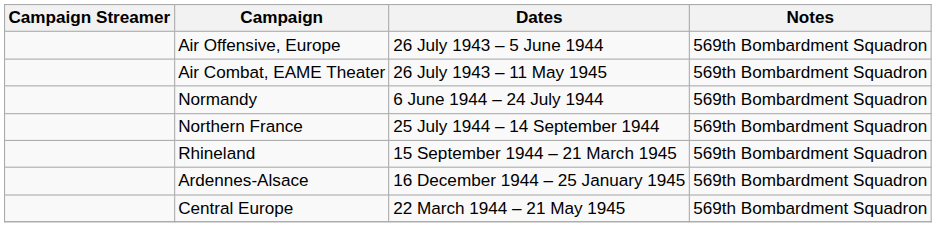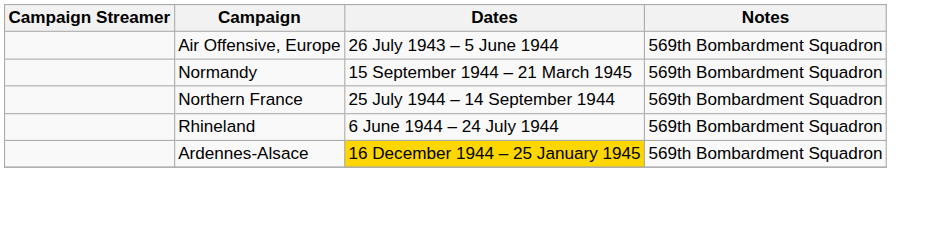- row: (282, 72)
(498, 99) 6 June 1944 – 24 July 1944 -> (490, 72) 15 September 1944 – 21 March 1945
(535, 153) 15 September 1944 – 21 March 1945 -> (454, 126) 6 June 1944 – 24 July 1944
(539, 180) no background -> (495, 153) gold background
- row: (236, 208)
